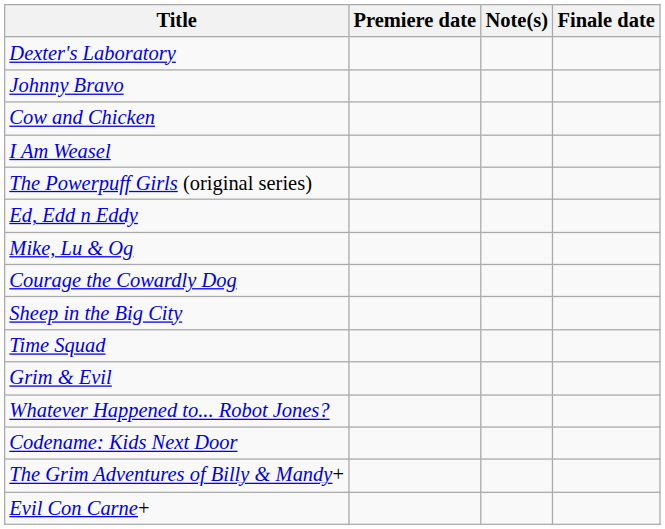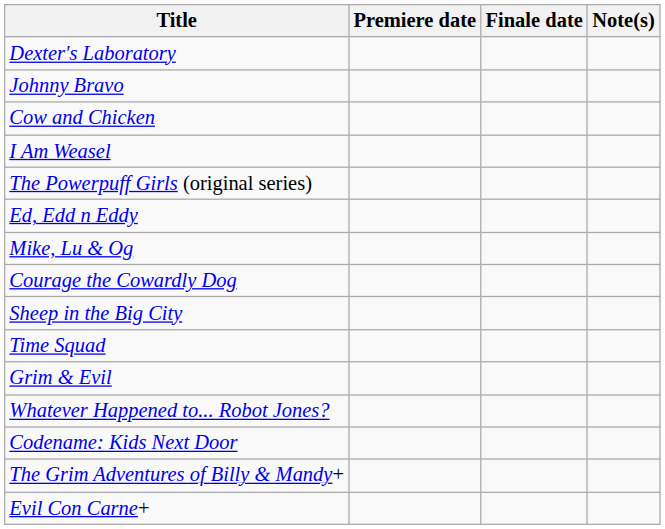columns swapped: (606, 20) <-> (517, 20)
